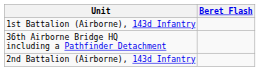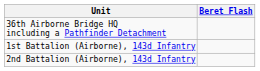rows swapped: (86, 42) <-> (101, 24)
